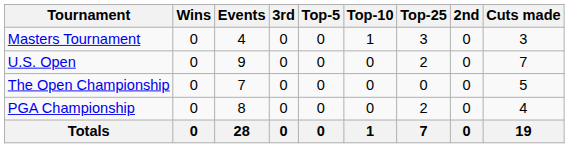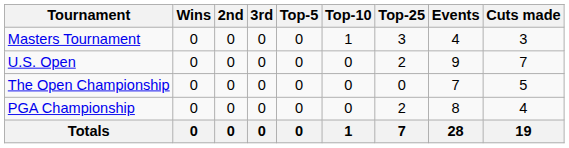columns swapped: (467, 16) <-> (242, 16)
